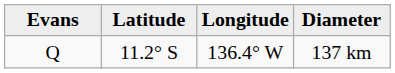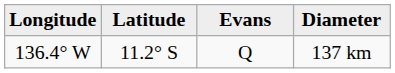columns swapped: (53, 20) <-> (245, 20)
